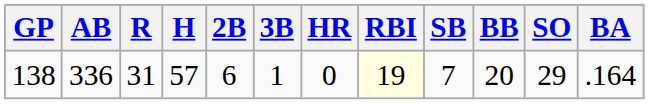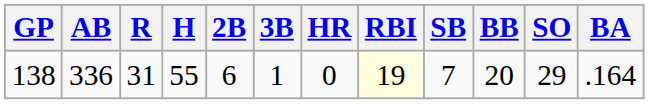(184, 74) 57 -> (184, 74) 55
